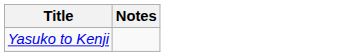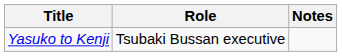+ column: (201, 16)
